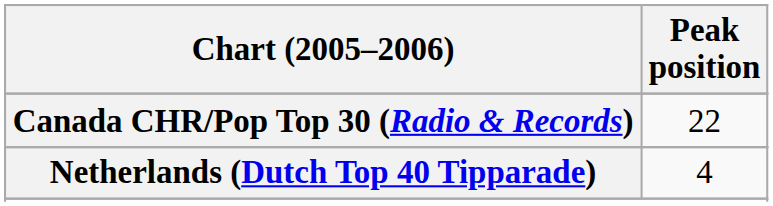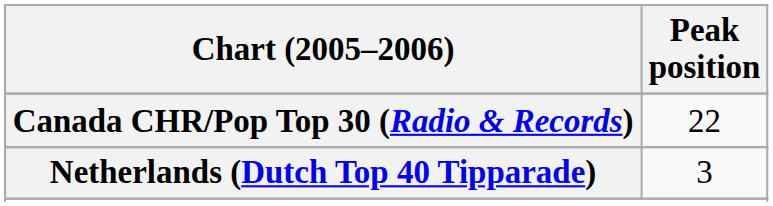(705, 172) 4 -> (705, 172) 3
